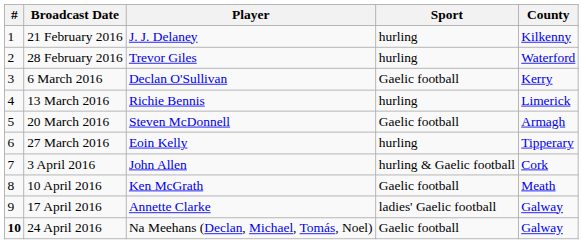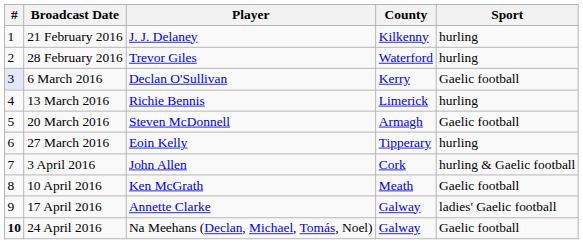columns swapped: (548, 15) <-> (447, 15)
(11, 79) no background -> (11, 79) lavender background
